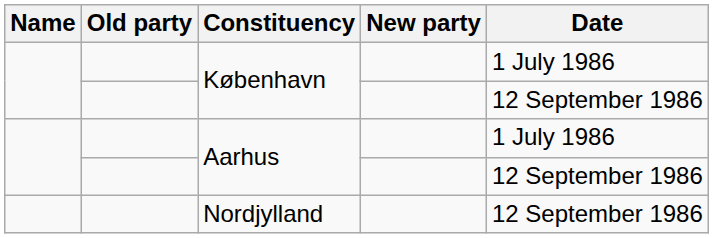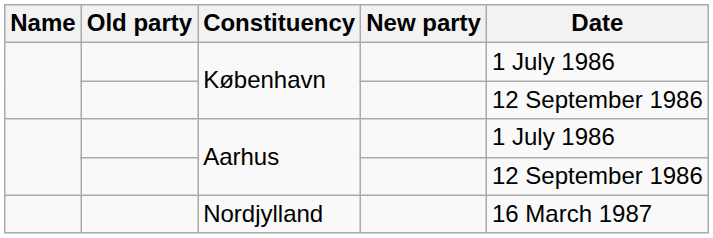(597, 213) 12 September 1986 -> (572, 213) 16 March 1987
